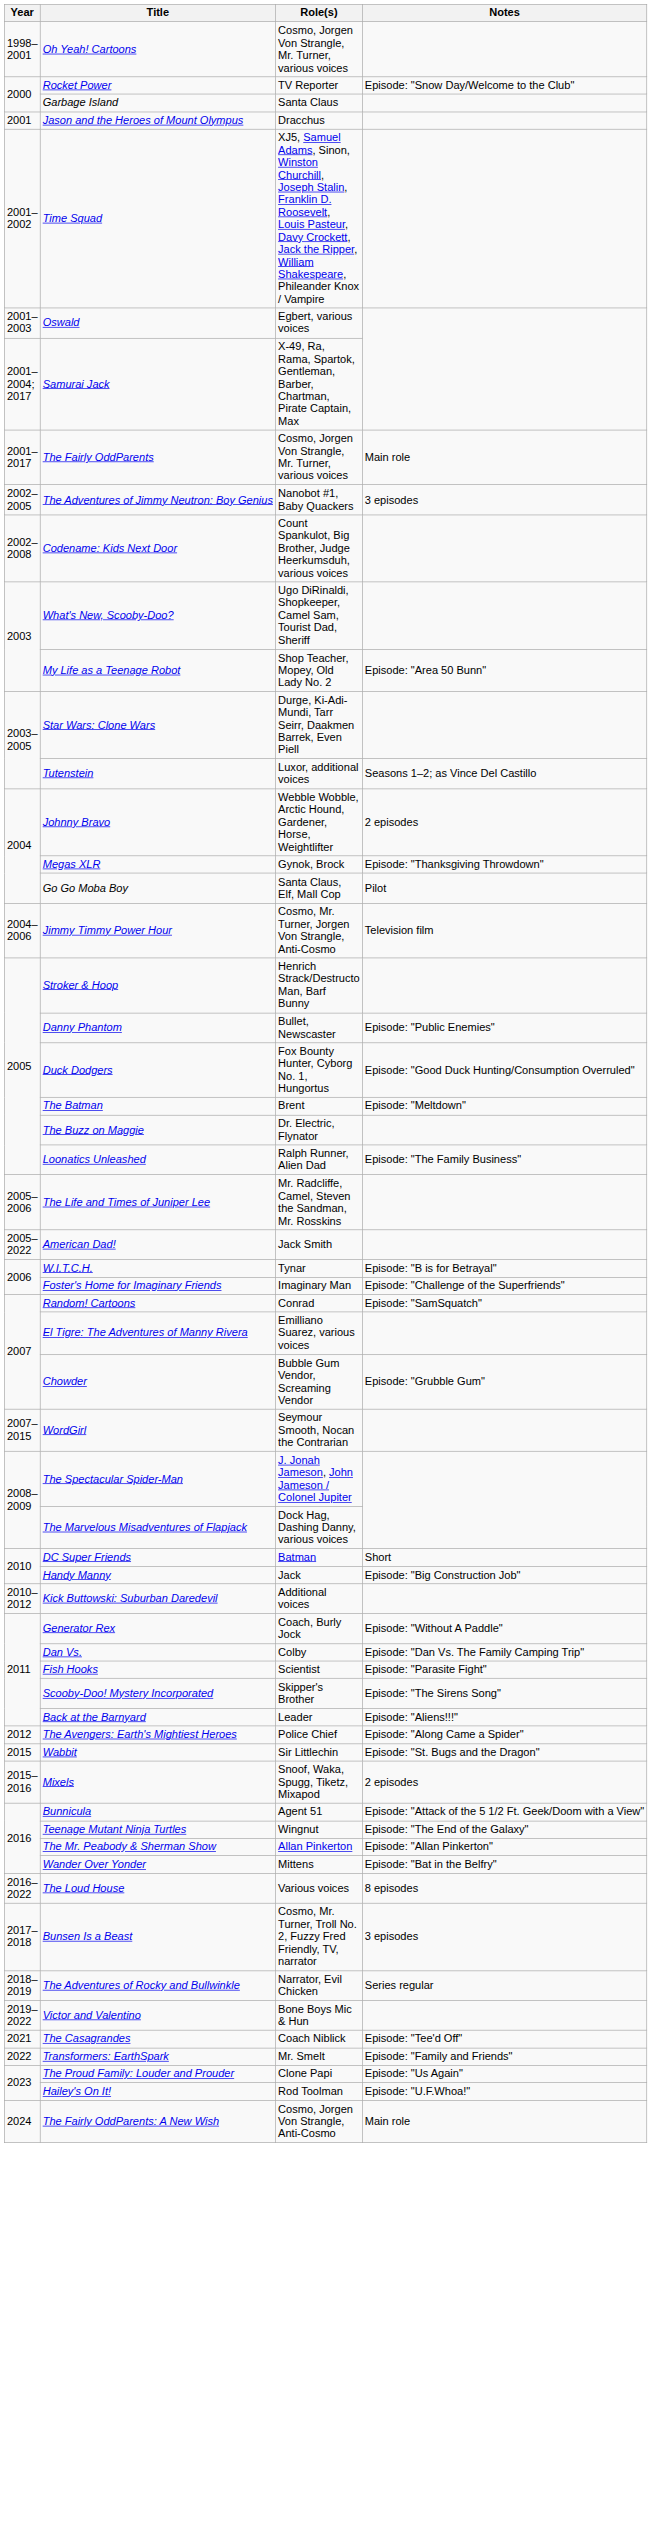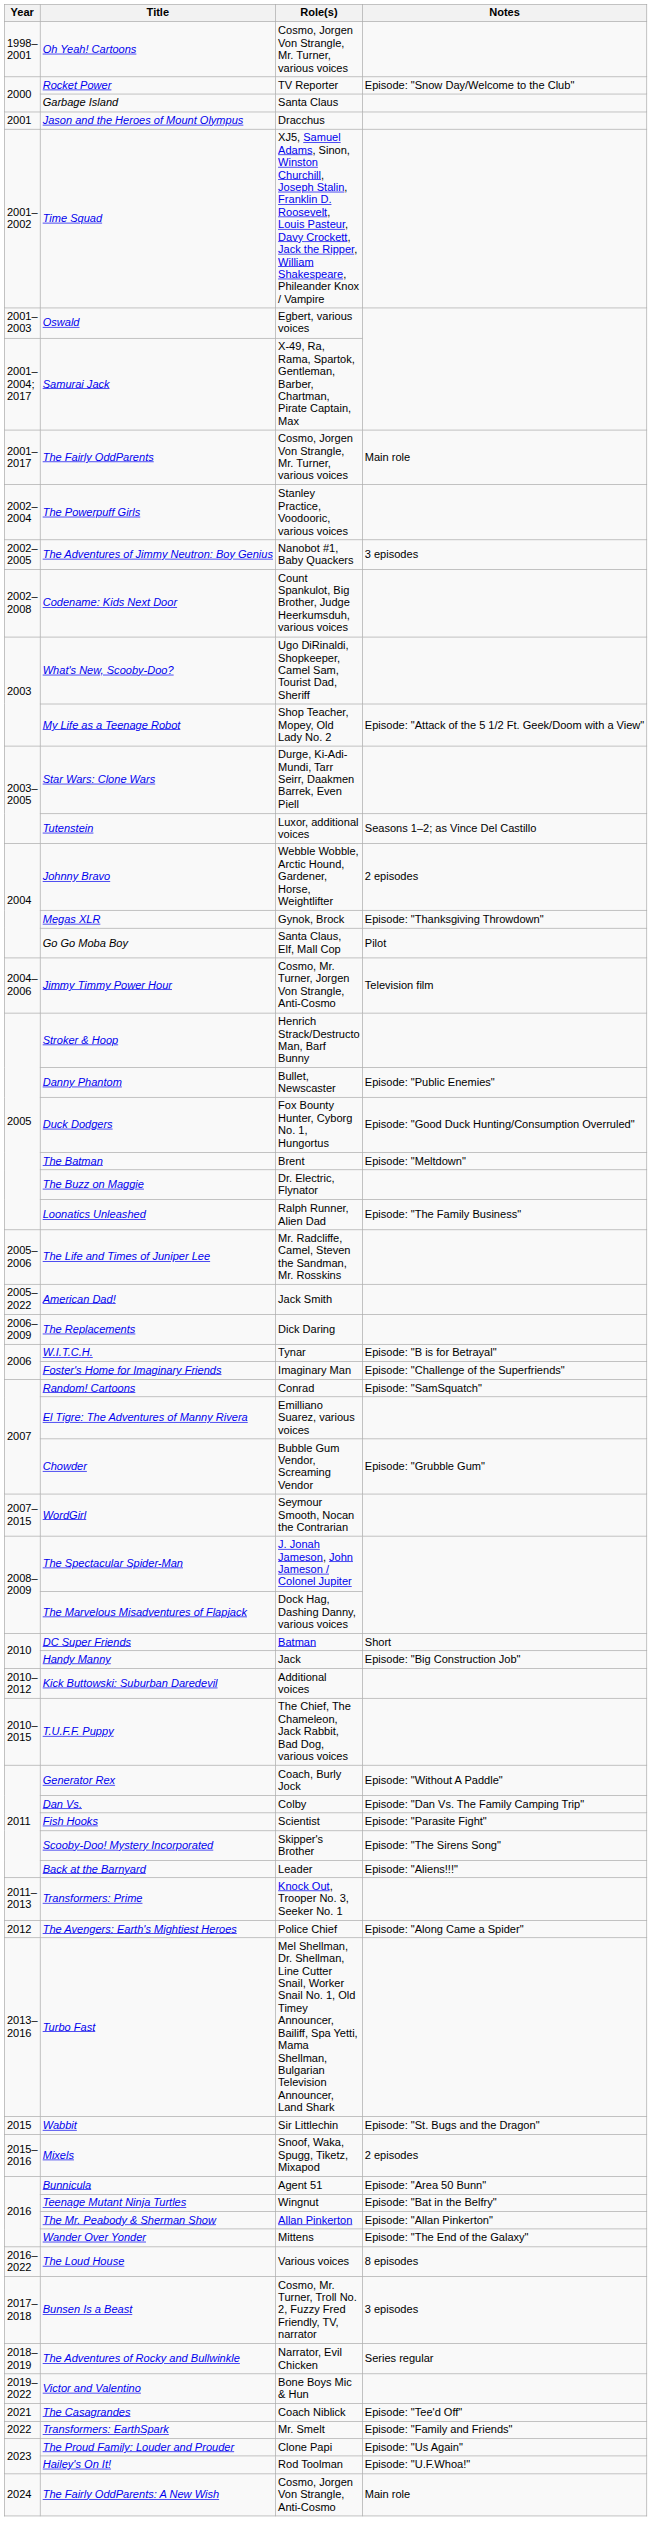+ row: (91, 512)
(425, 670) Episode: "Area 50 Bunn" -> (505, 725) Episode: "Attack of the 5 1/2 Ft. Geek/Doom with a View"
+ row: (89, 1329)
+ row: (78, 1732)
+ row: (93, 1899)
+ row: (69, 2027)
(505, 1812) Episode: "Attack of the 5 1/2 Ft. Geek/Doom with a View" -> (425, 2185) Episode: "Area 50 Bunn"
(447, 1829) Episode: "The End of the Galaxy" -> (431, 2202) Episode: "Bat in the Belfry"
(431, 1864) Episode: "Bat in the Belfry" -> (447, 2237) Episode: "The End of the Galaxy"
